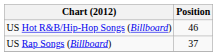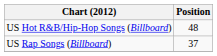(193, 28) 46 -> (193, 28) 48
